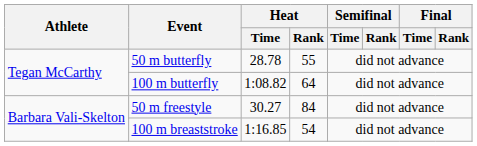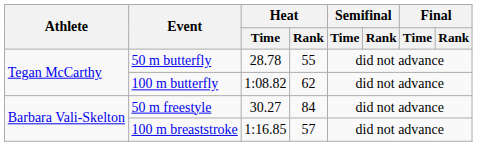(308, 84) 64 -> (308, 84) 62
(308, 130) 54 -> (308, 130) 57
